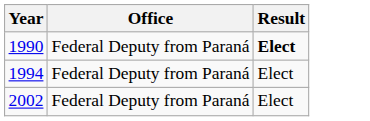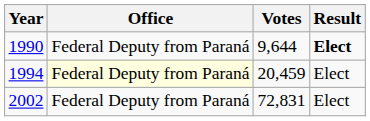+ column: (282, 18)
(151, 73) no background -> (151, 73) lightyellow background
